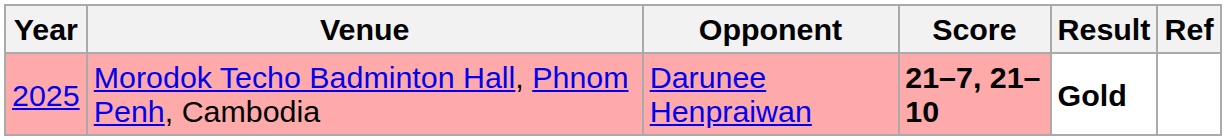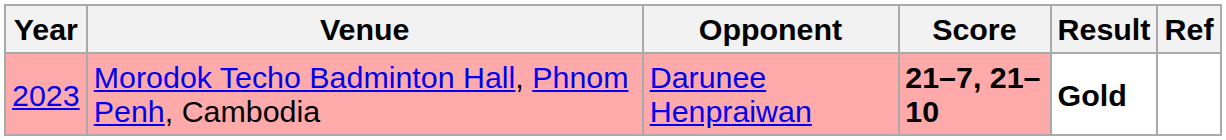(46, 94) 2025 -> (46, 94) 2023
